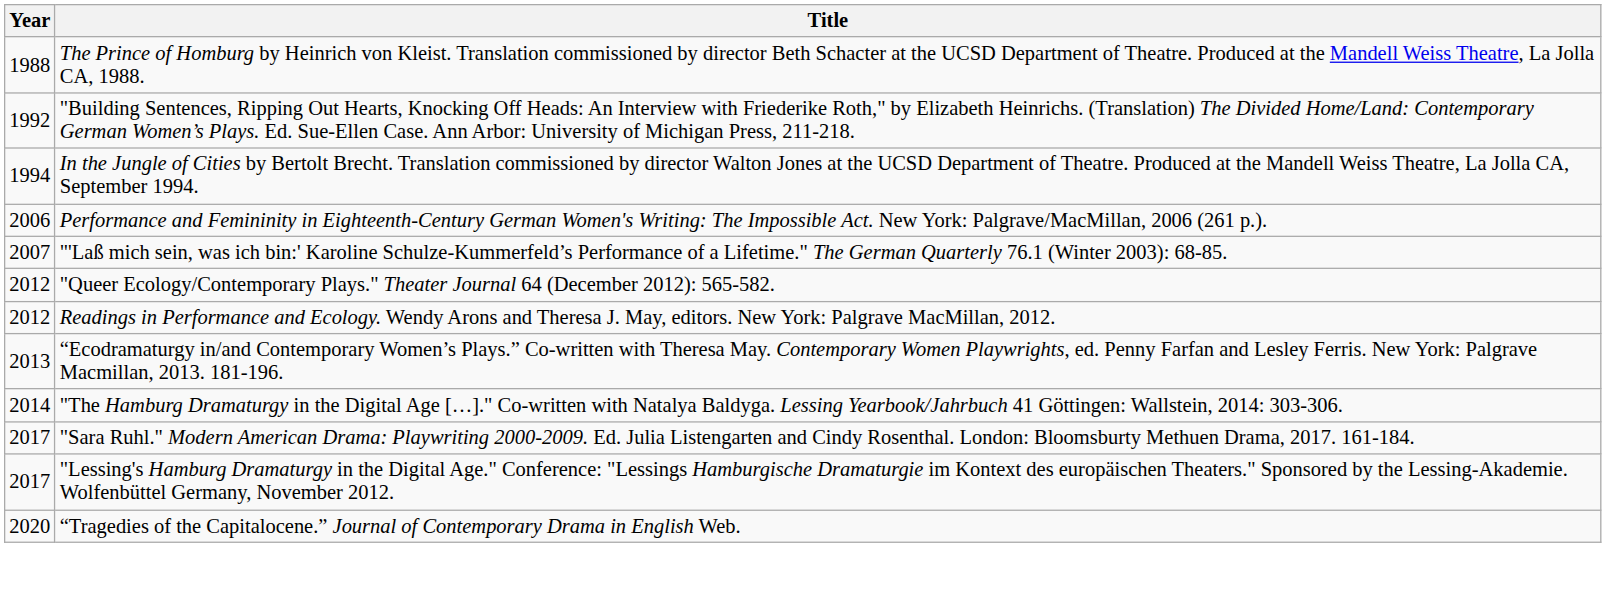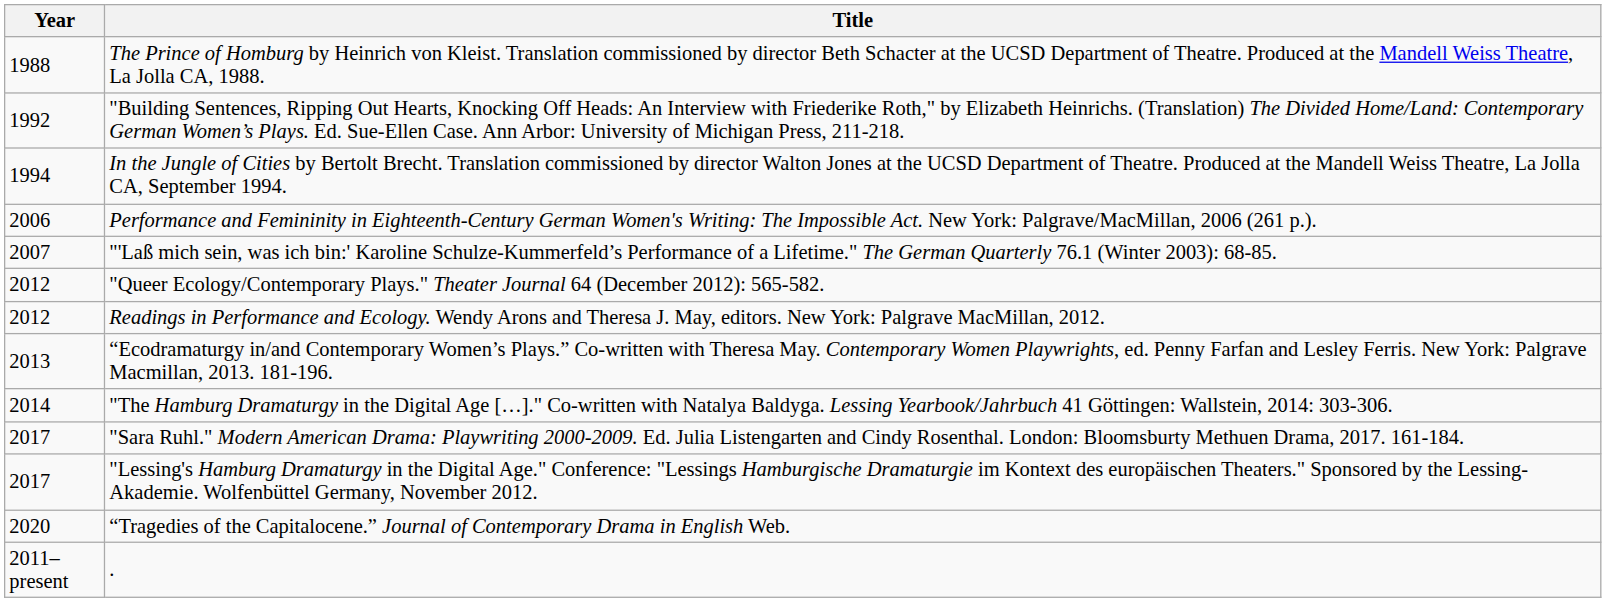+ row: (112, 569)
